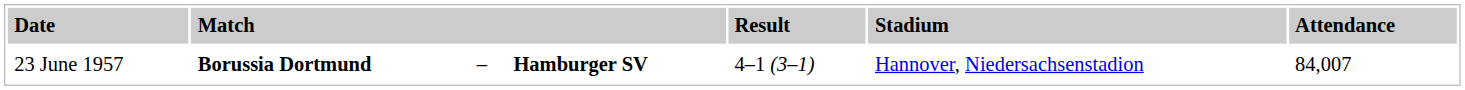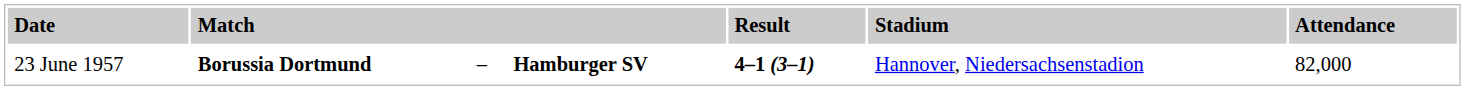(775, 64) normal -> (775, 64) bold
(1323, 64) 84,007 -> (1323, 64) 82,000
